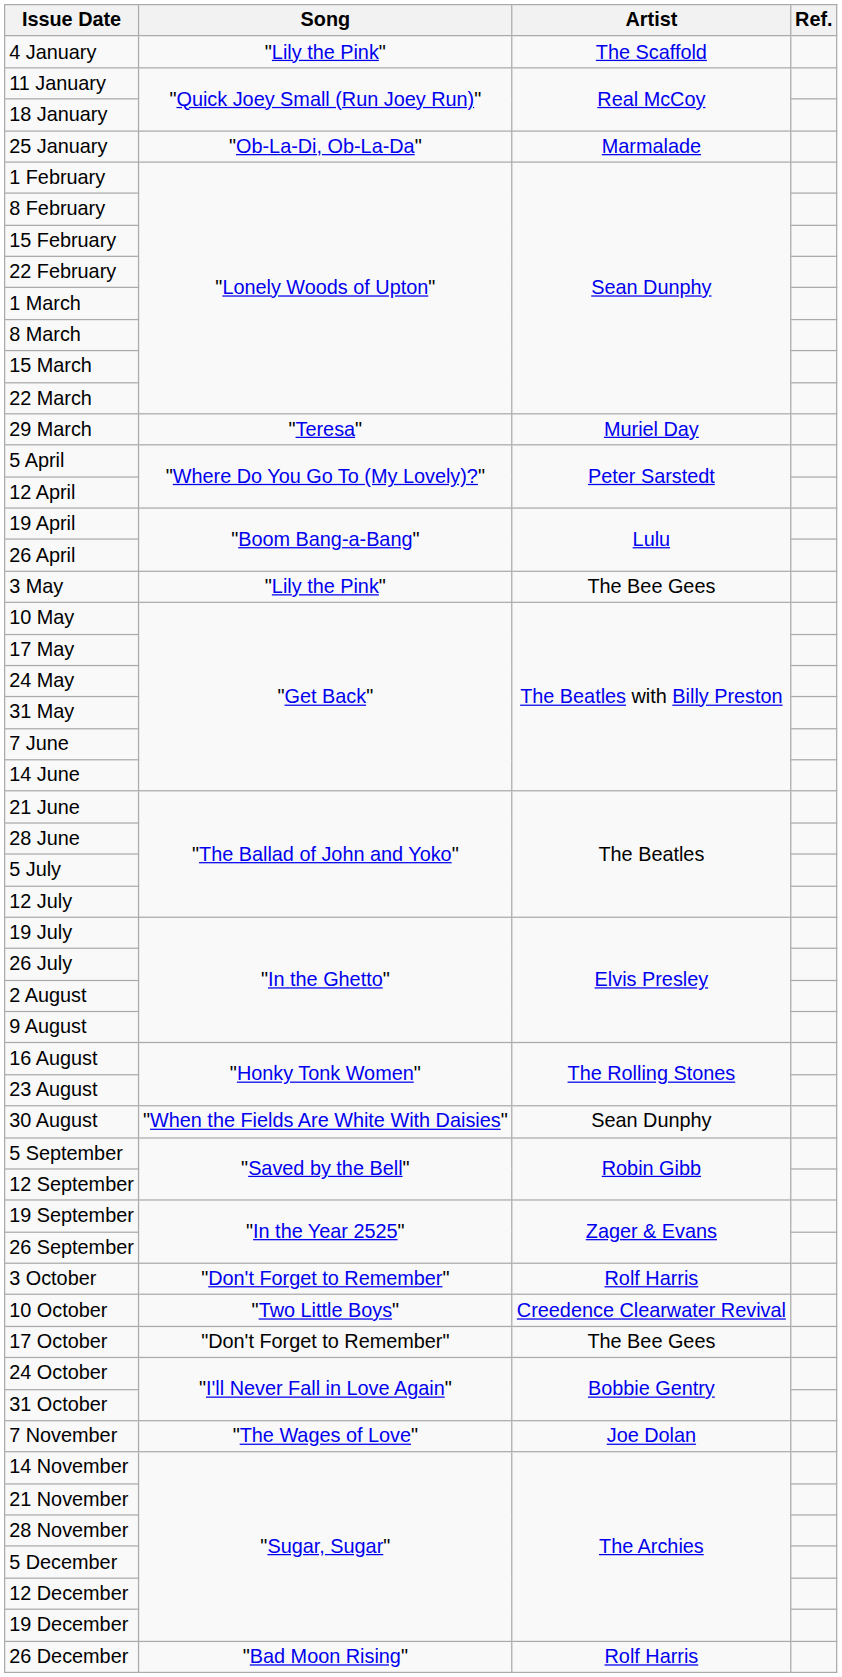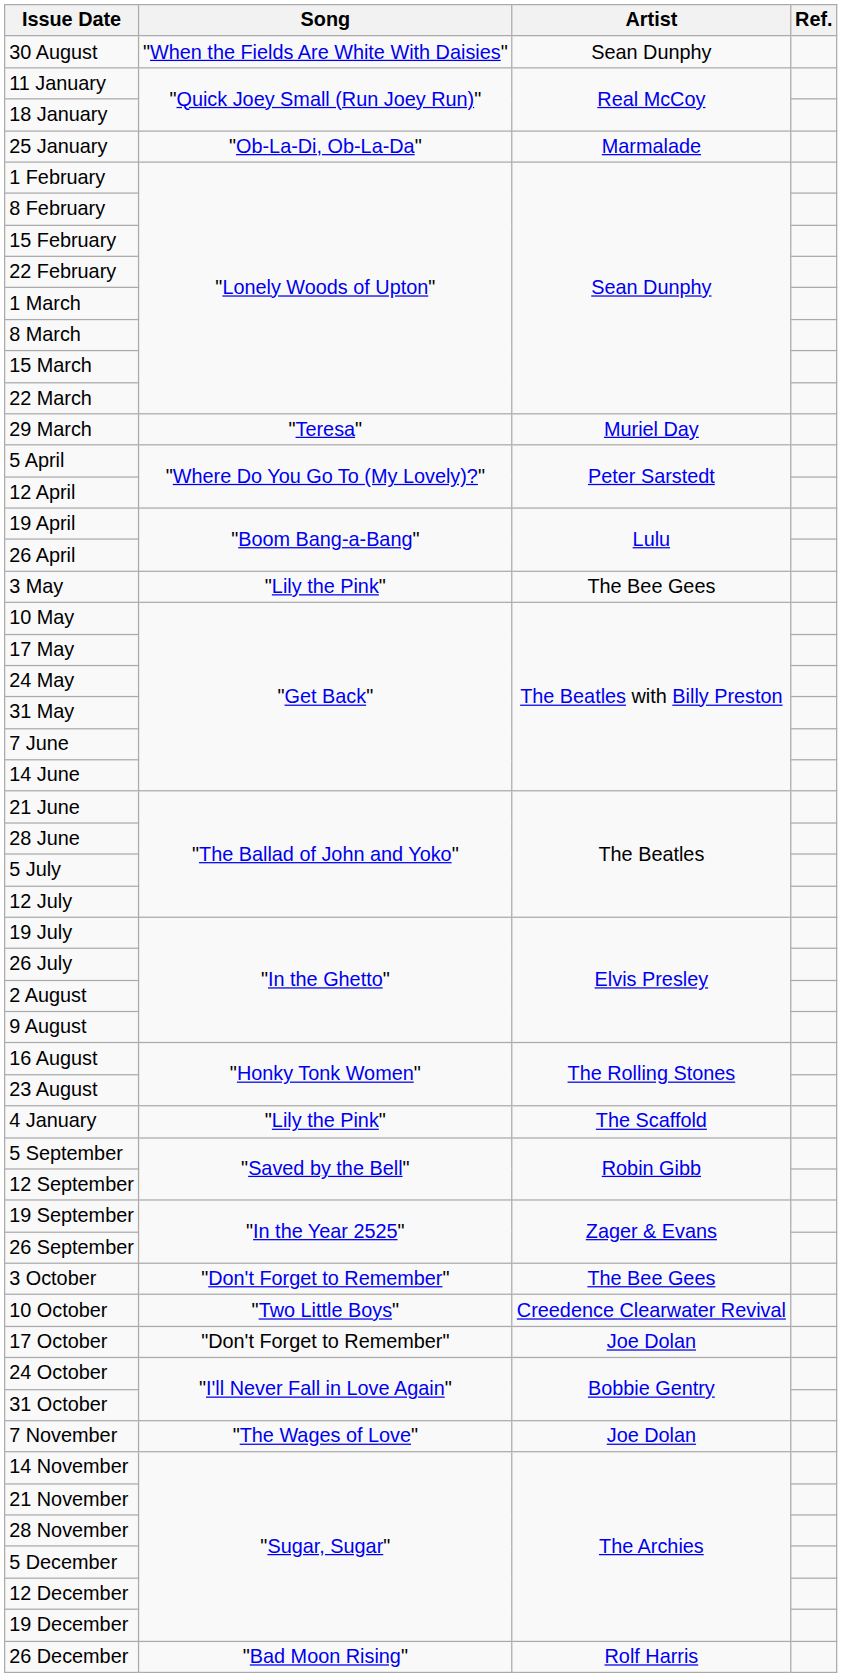rows swapped: (53, 51) <-> (53, 1121)
(651, 1278) Rolf Harris -> (651, 1278) The Bee Gees
(651, 1341) The Bee Gees -> (651, 1341) Joe Dolan
